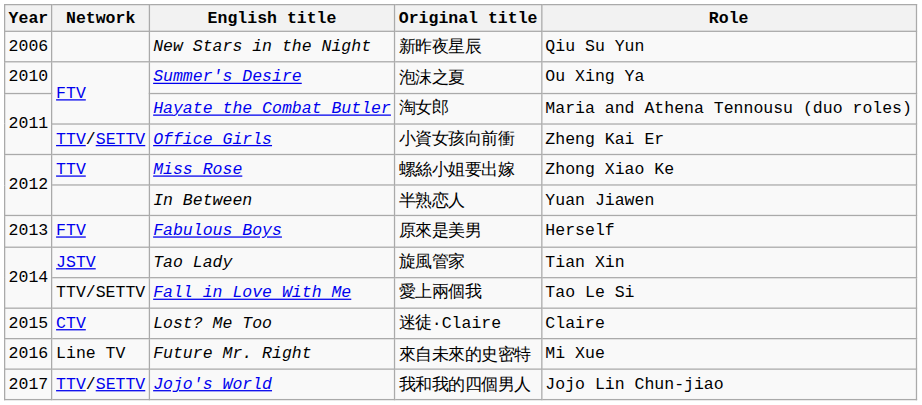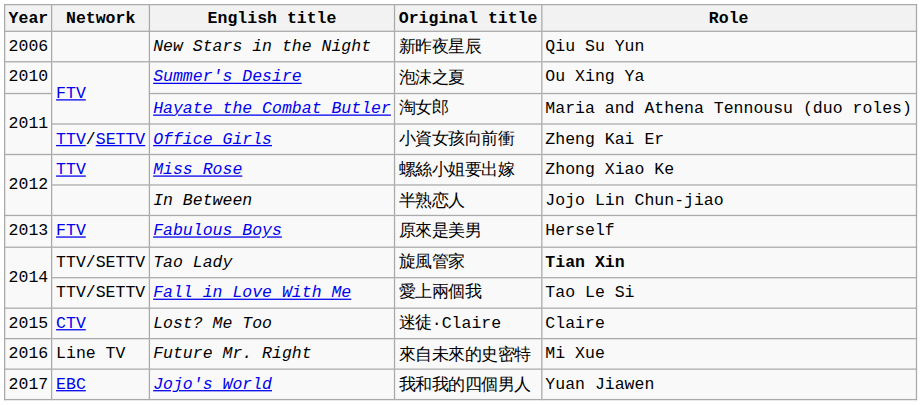(600, 200) Yuan Jiawen -> (635, 200) Jojo Lin Chun-jiao
(76, 262) JSTV -> (101, 262) TTV/SETTV
(585, 262) normal -> (585, 262) bold
(101, 385) TTV/SETTV -> (71, 385) EBC
(635, 385) Jojo Lin Chun-jiao -> (600, 385) Yuan Jiawen
